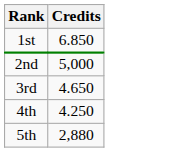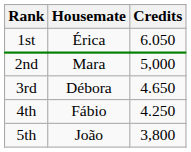+ column: (89, 16)
(76, 40) 6.850 -> (158, 40) 6.050
(76, 135) 2,880 -> (158, 135) 3,800
